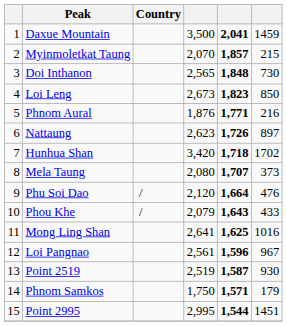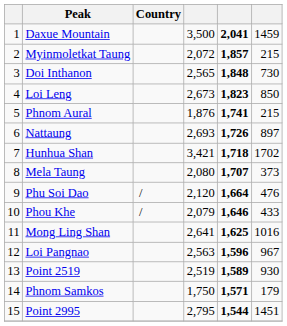(201, 53) 2,070 -> (201, 53) 2,072
(235, 113) 1,771 -> (235, 113) 1,741
(270, 113) 216 -> (270, 113) 215
(201, 133) 2,623 -> (201, 133) 2,693
(201, 152) 3,420 -> (201, 152) 3,421
(235, 212) 1,643 -> (235, 212) 1,646
(201, 251) 2,561 -> (201, 251) 2,563
(235, 271) 1,587 -> (235, 271) 1,589
(201, 311) 2,995 -> (201, 311) 2,795
